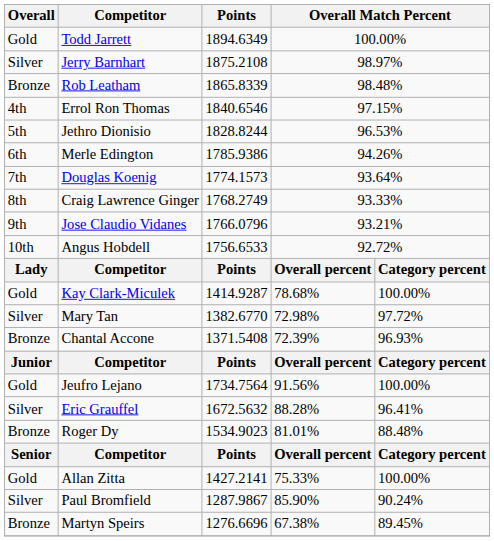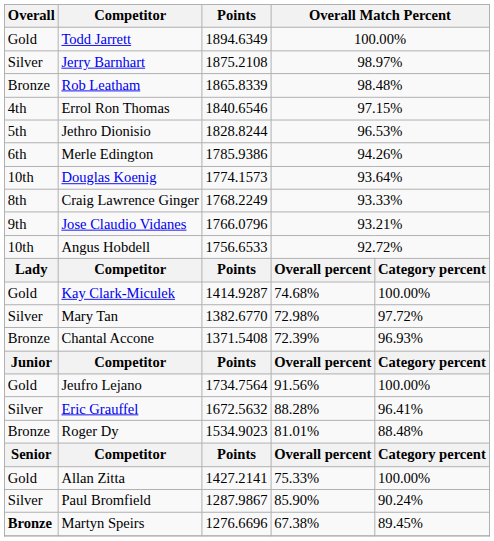(17, 177) 7th -> (21, 177) 10th
(237, 200) 1768.2749 -> (237, 200) 1768.2249
(297, 293) 78.68% -> (297, 293) 74.68%
(29, 524) normal -> (30, 524) bold
